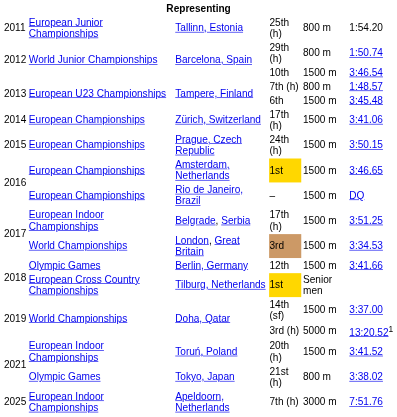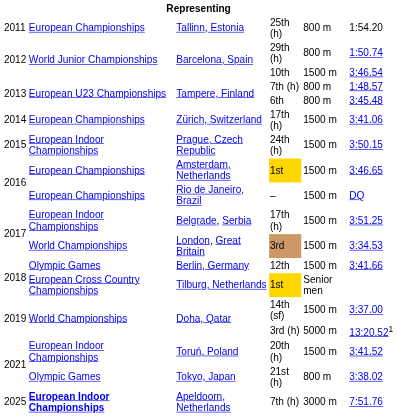(66, 28) European Junior Championships -> (87, 28) European Championships
(320, 100) 1500 m -> (317, 100) 800 m
(87, 145) European Championships -> (66, 145) European Indoor Championships
(66, 402) normal -> (69, 402) bold
